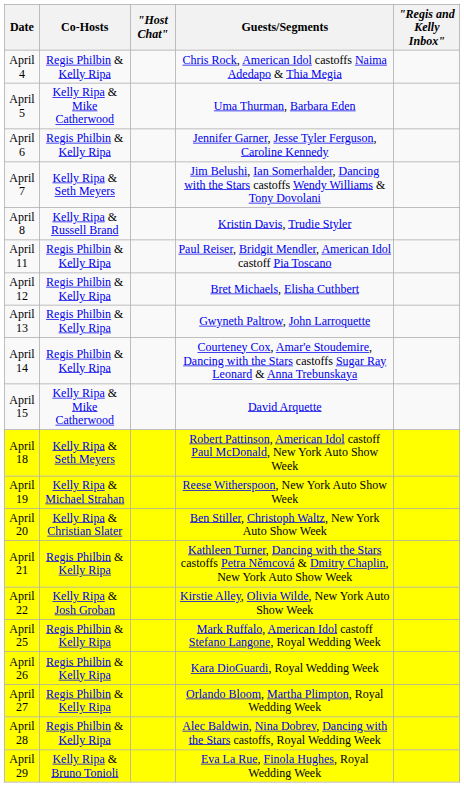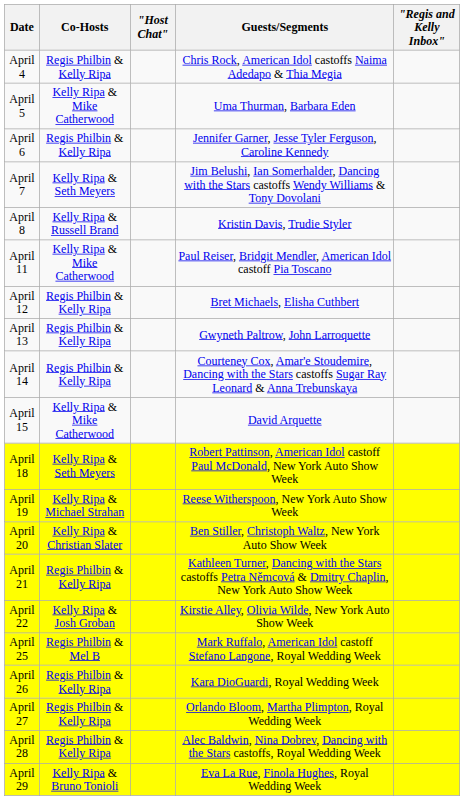(85, 256) Regis Philbin & Kelly Ripa -> (85, 263) Kelly Ripa & Mike Catherwood
(85, 635) Regis Philbin & Kelly Ripa -> (85, 649) Regis Philbin & Mel B
